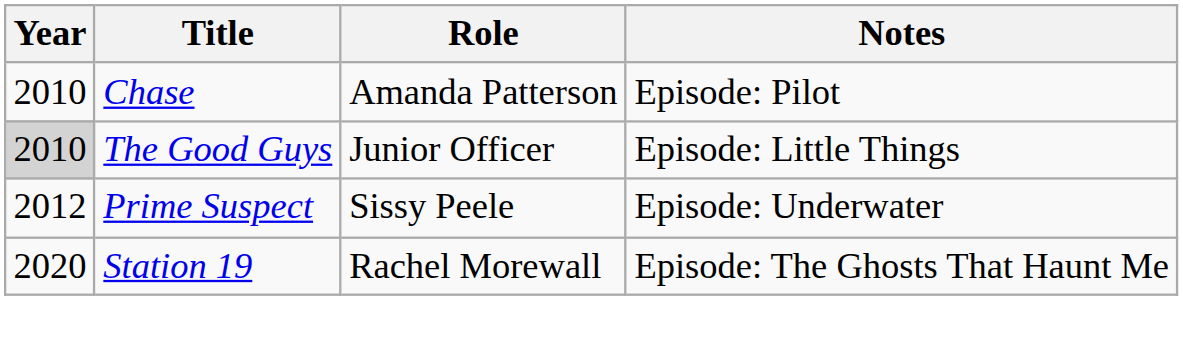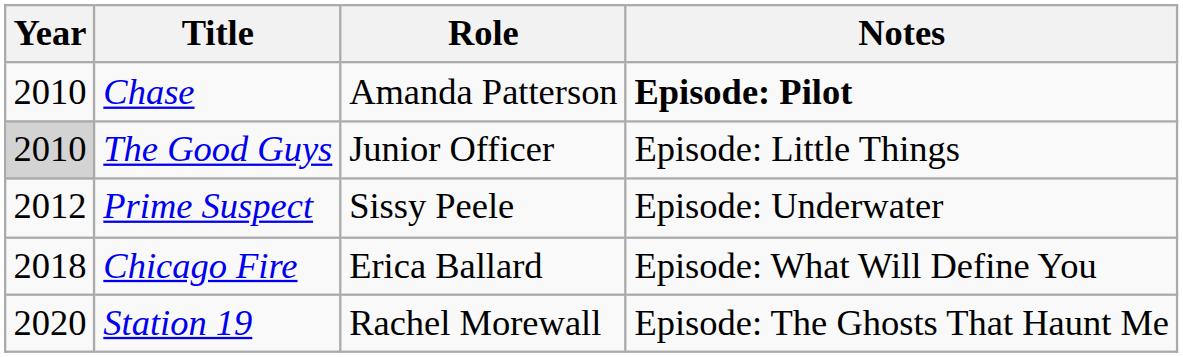(737, 91) normal -> (743, 91) bold
+ row: (200, 264)
